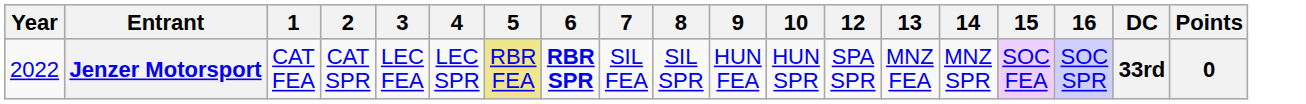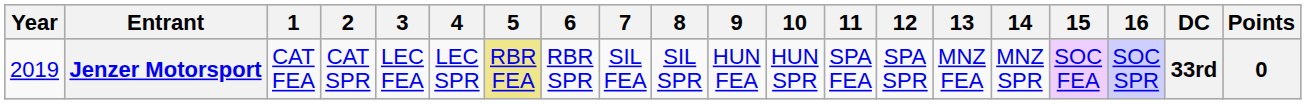+ column: (851, 22)
(35, 69) 2022 -> (35, 69) 2019
(571, 69) bold -> (570, 69) normal
